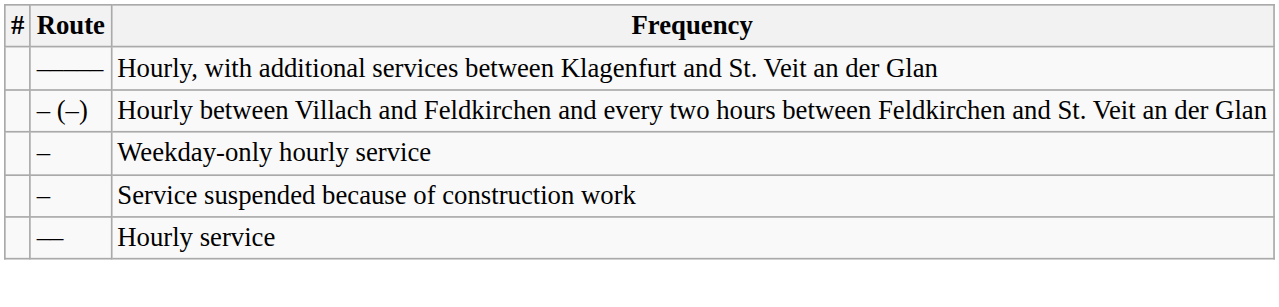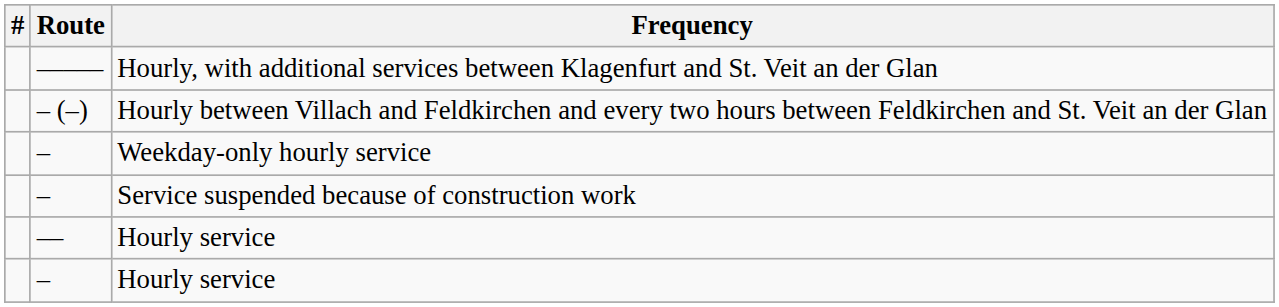+ row: (43, 279)
